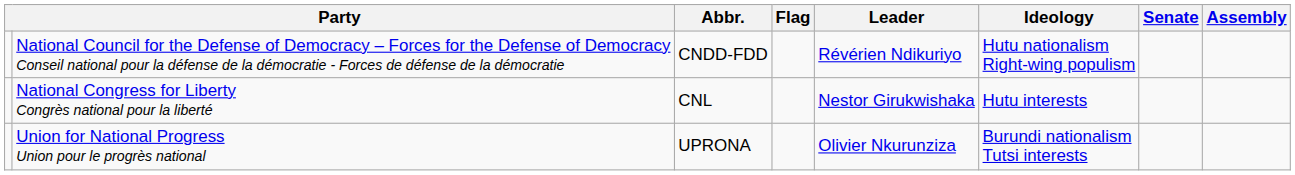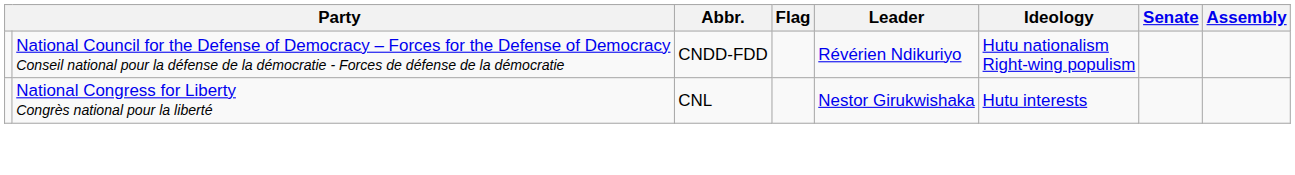- row: (120, 146)
